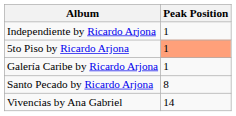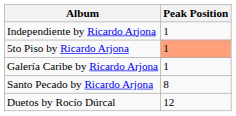+ row: (61, 102)
- row: (65, 102)
